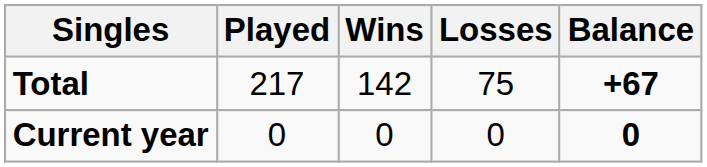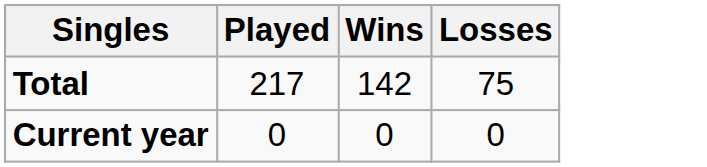- column: (631, 30)
